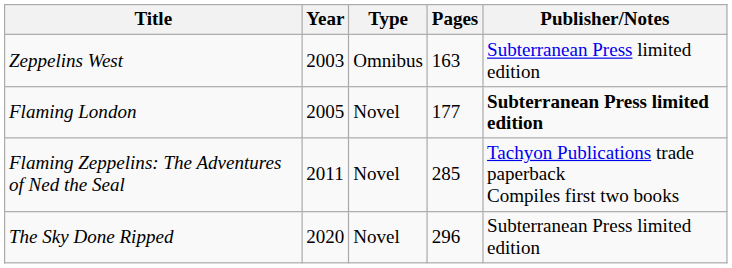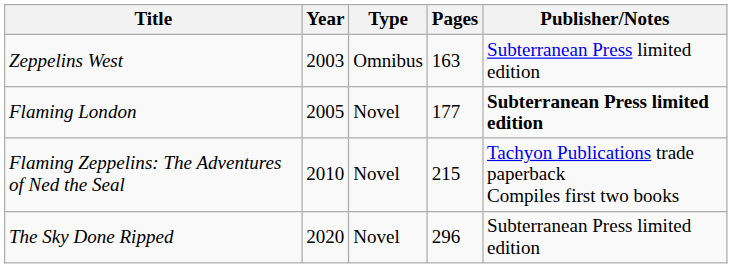(325, 174) 2011 -> (325, 174) 2010
(446, 174) 285 -> (446, 174) 215
